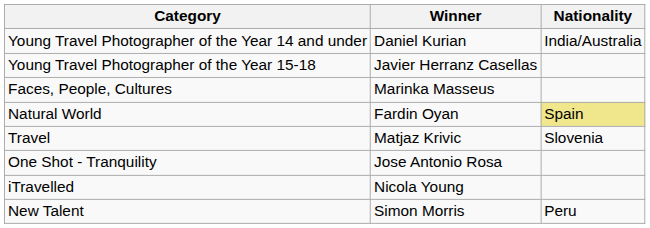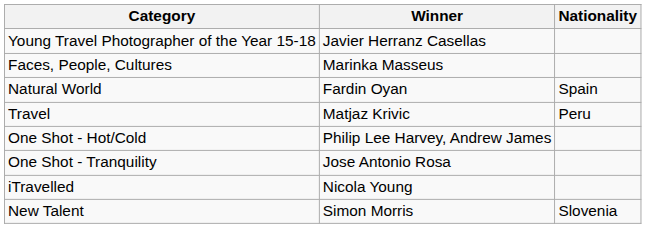- row: (188, 41)
(564, 114) khaki background -> (578, 89) no background
(574, 138) Slovenia -> (575, 114) Peru
+ row: (77, 138)
(560, 211) Peru -> (588, 211) Slovenia
